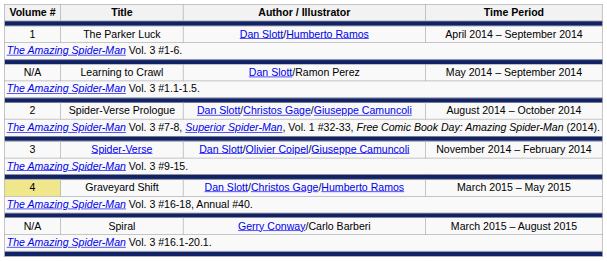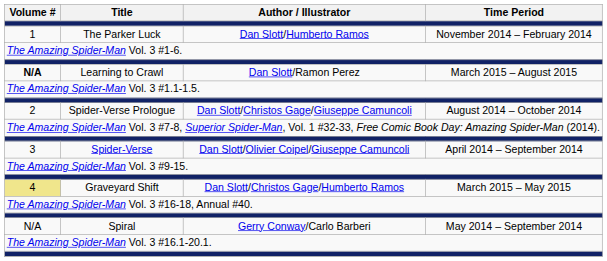(514, 34) April 2014 – September 2014 -> (514, 34) November 2014 – February 2014
(32, 72) normal -> (32, 72) bold
(514, 72) May 2014 – September 2014 -> (514, 72) March 2015 – August 2015
(514, 149) November 2014 – February 2014 -> (514, 149) April 2014 – September 2014
(514, 226) March 2015 – August 2015 -> (514, 226) May 2014 – September 2014
